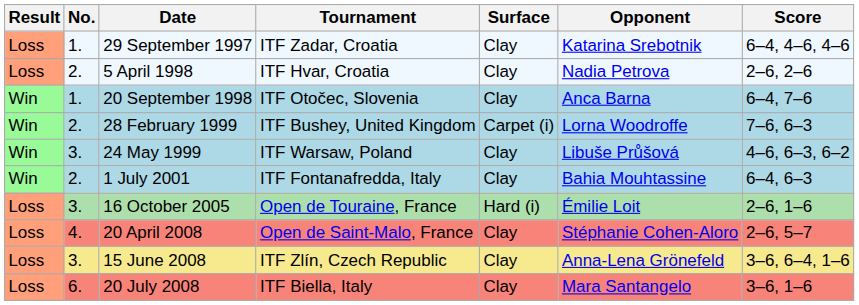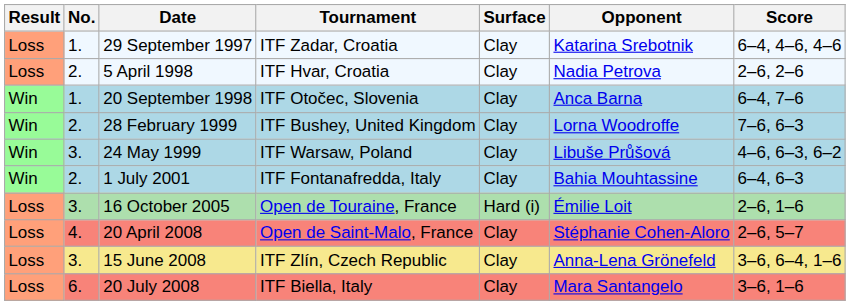(519, 125) Carpet (i) -> (500, 125) Clay
